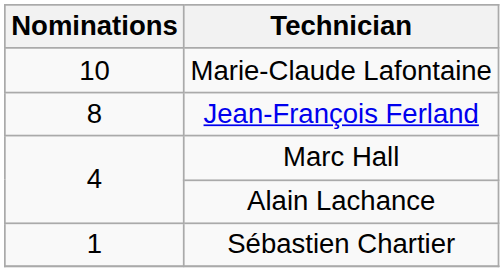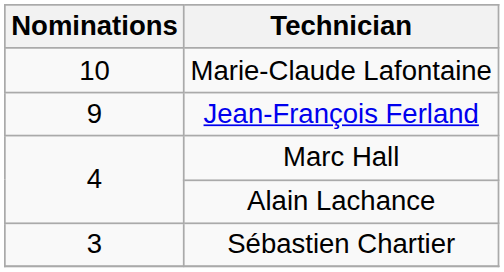(95, 113) 8 -> (95, 113) 9
(95, 244) 1 -> (95, 244) 3
